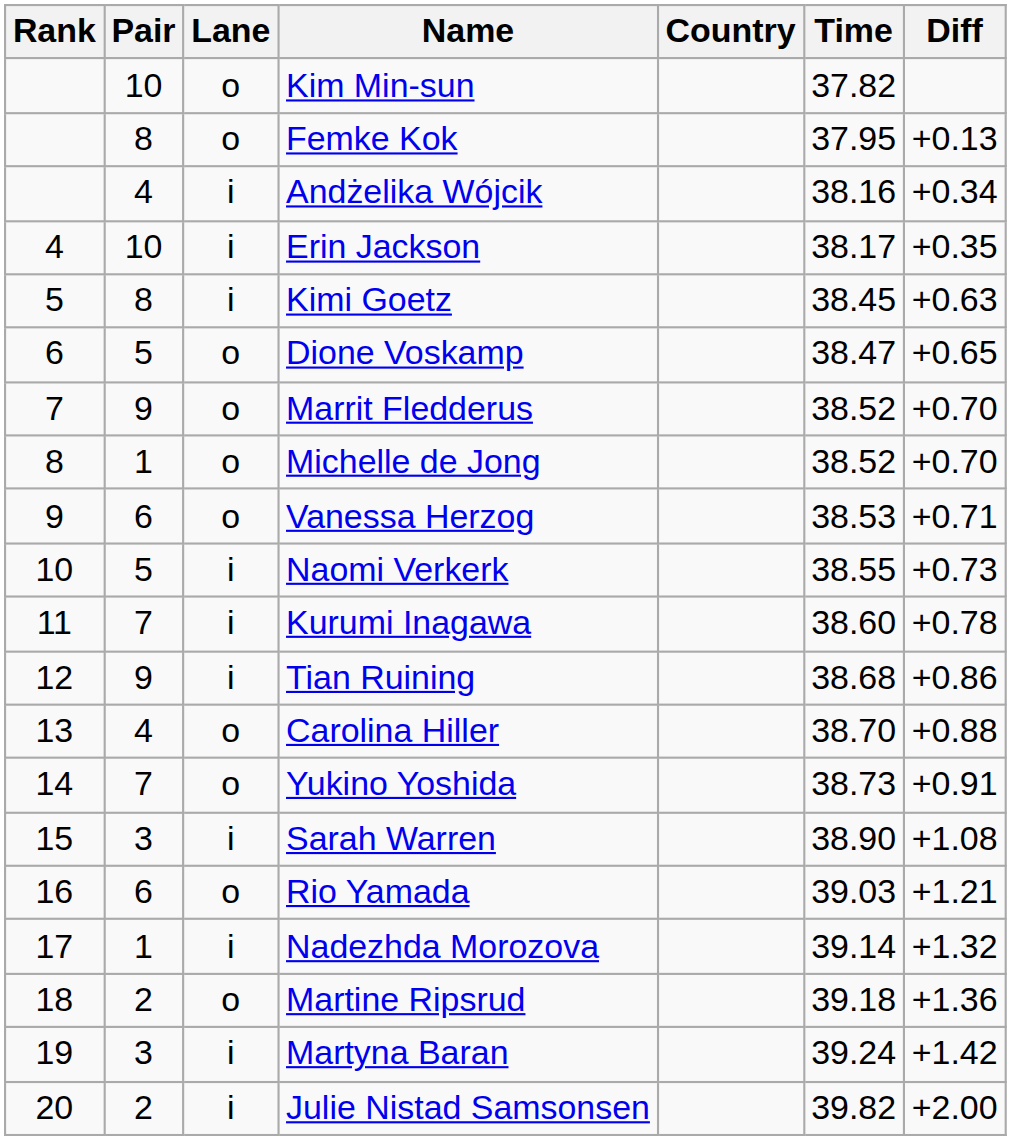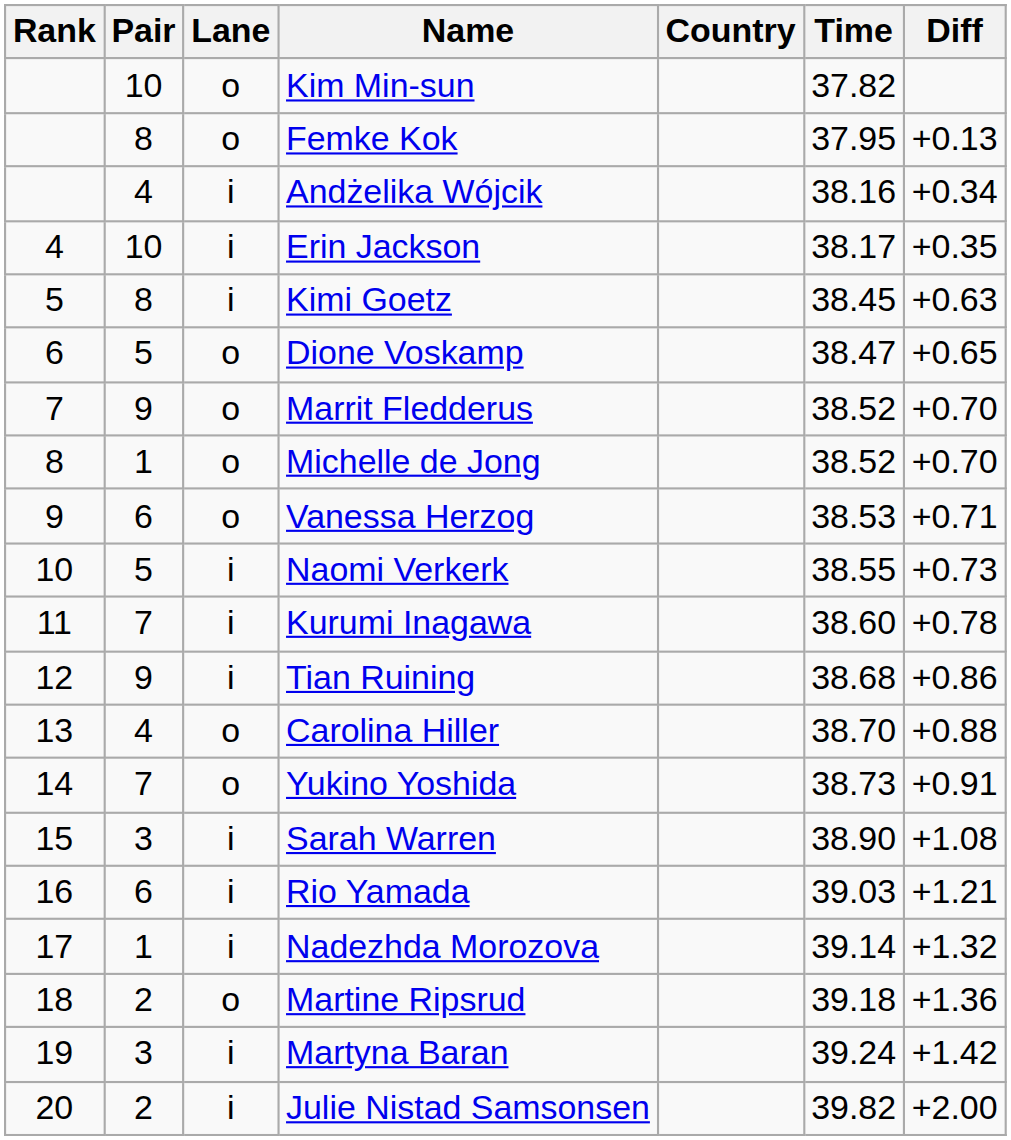(231, 892) o -> (231, 892) i
